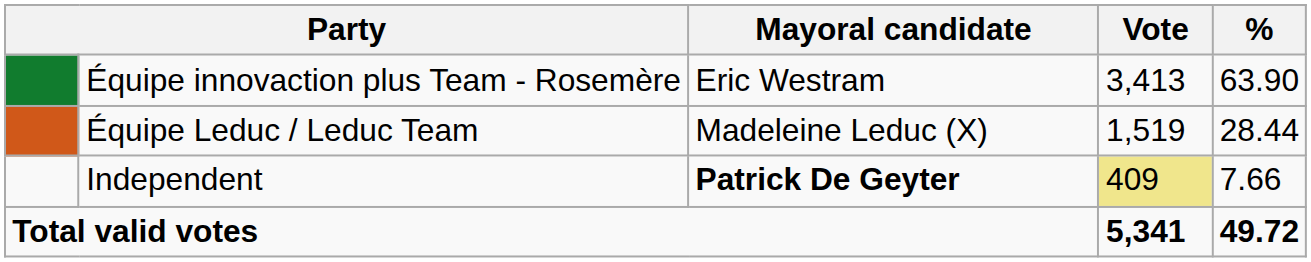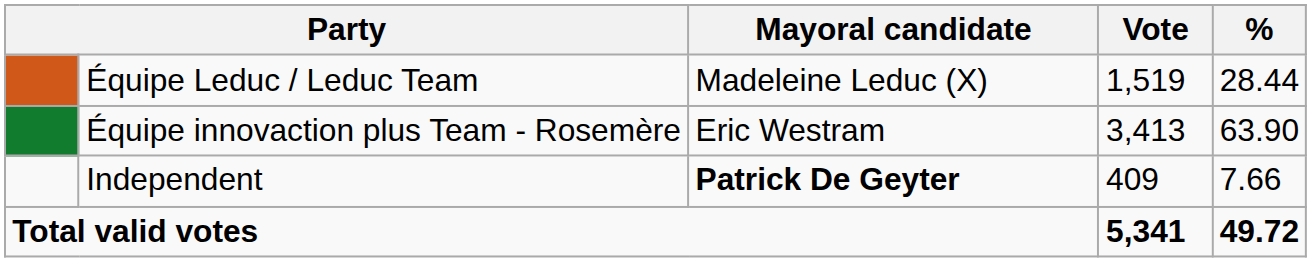rows swapped: (384, 79) <-> (282, 130)
(1133, 180) khaki background -> (1133, 180) no background
